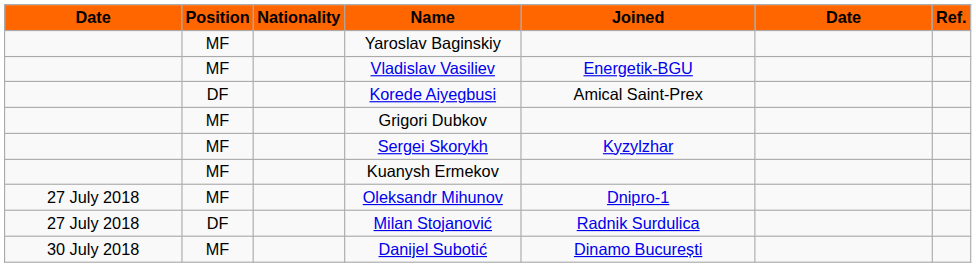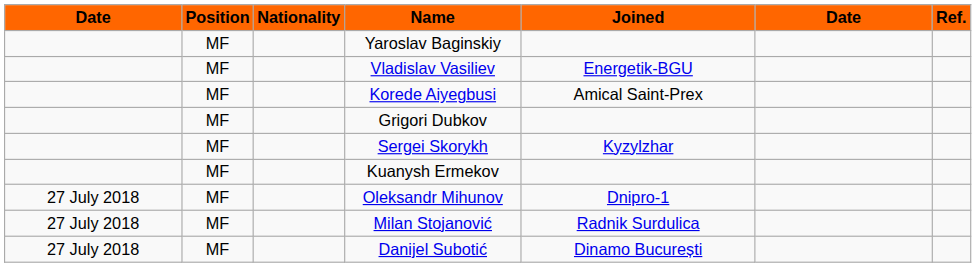(218, 95) DF -> (218, 95) MF
(218, 223) DF -> (218, 223) MF
(93, 249) 30 July 2018 -> (93, 249) 27 July 2018
